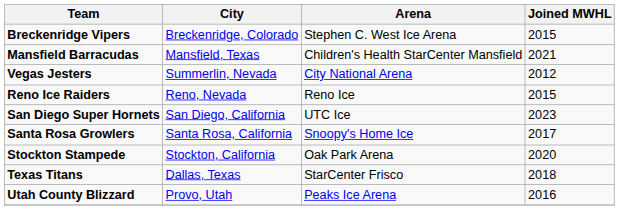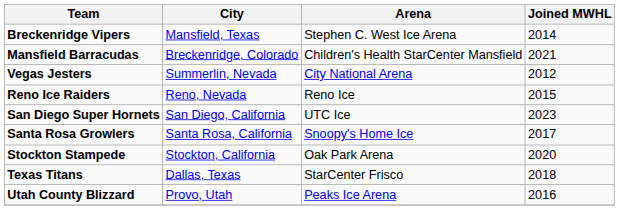(232, 34) Breckenridge, Colorado -> (212, 34) Mansfield, Texas
(542, 34) 2015 -> (542, 34) 2014
(212, 54) Mansfield, Texas -> (232, 54) Breckenridge, Colorado
